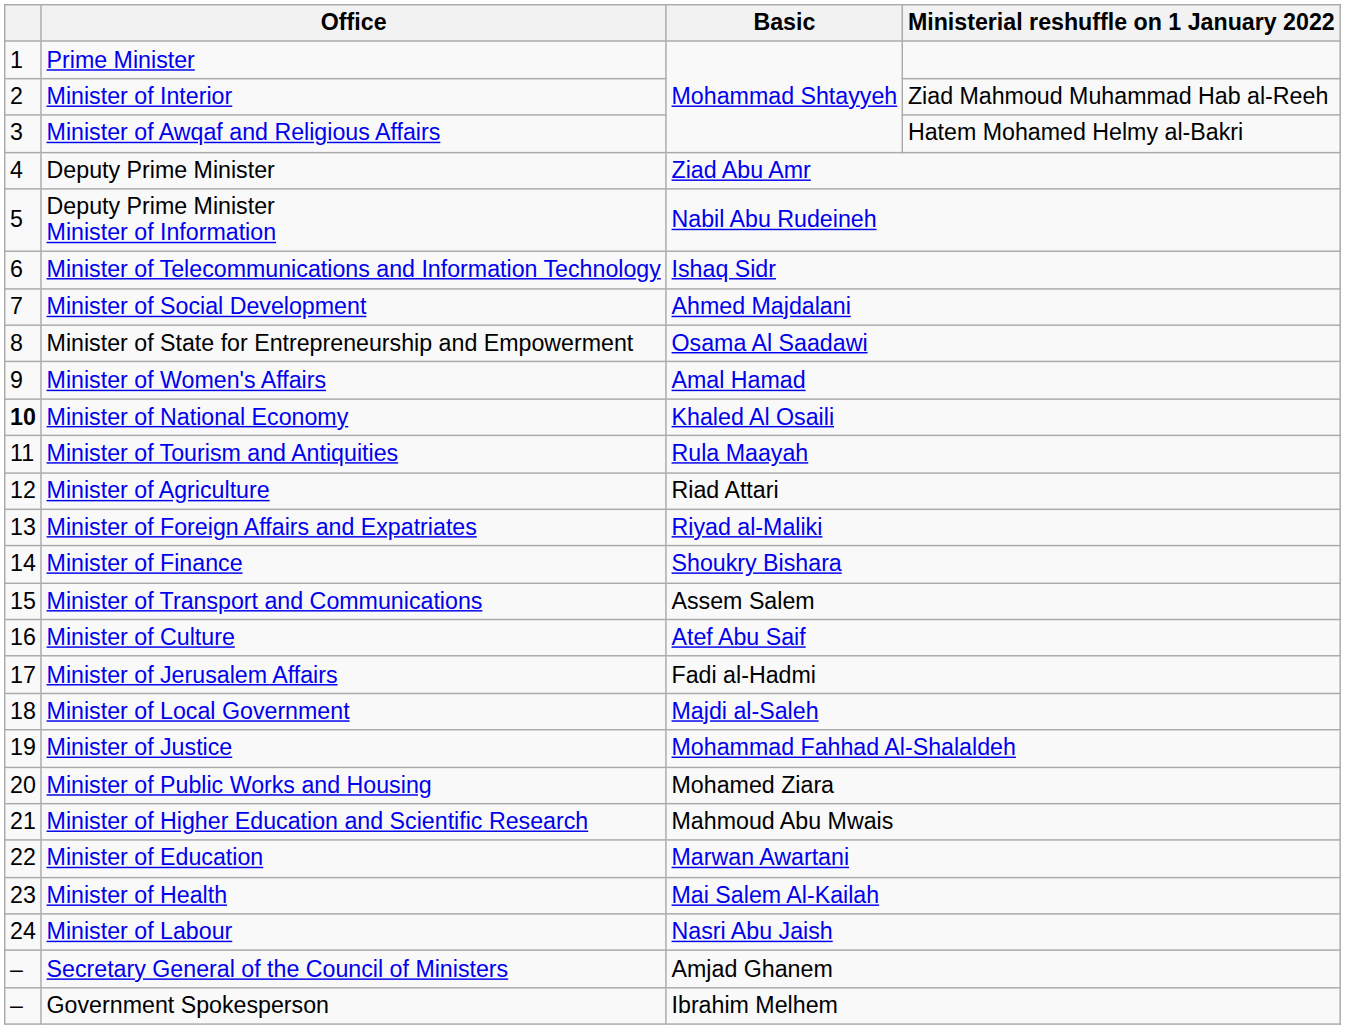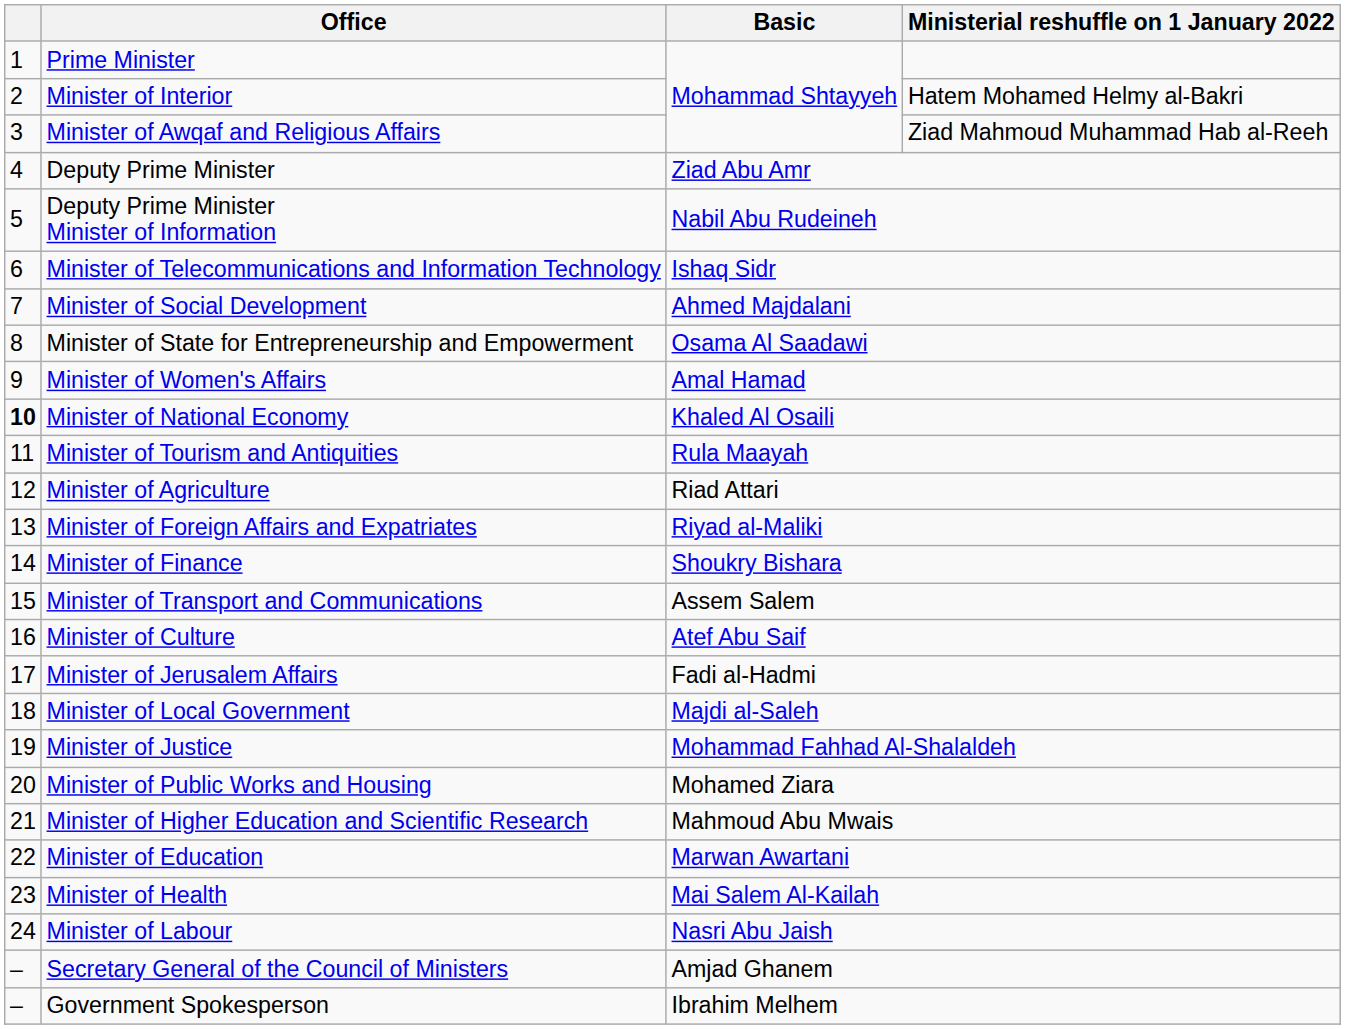(1118, 96) Ziad Mahmoud Muhammad Hab al-Reeh -> (1076, 96) Hatem Mohamed Helmy al-Bakri
(1076, 133) Hatem Mohamed Helmy al-Bakri -> (1118, 133) Ziad Mahmoud Muhammad Hab al-Reeh
